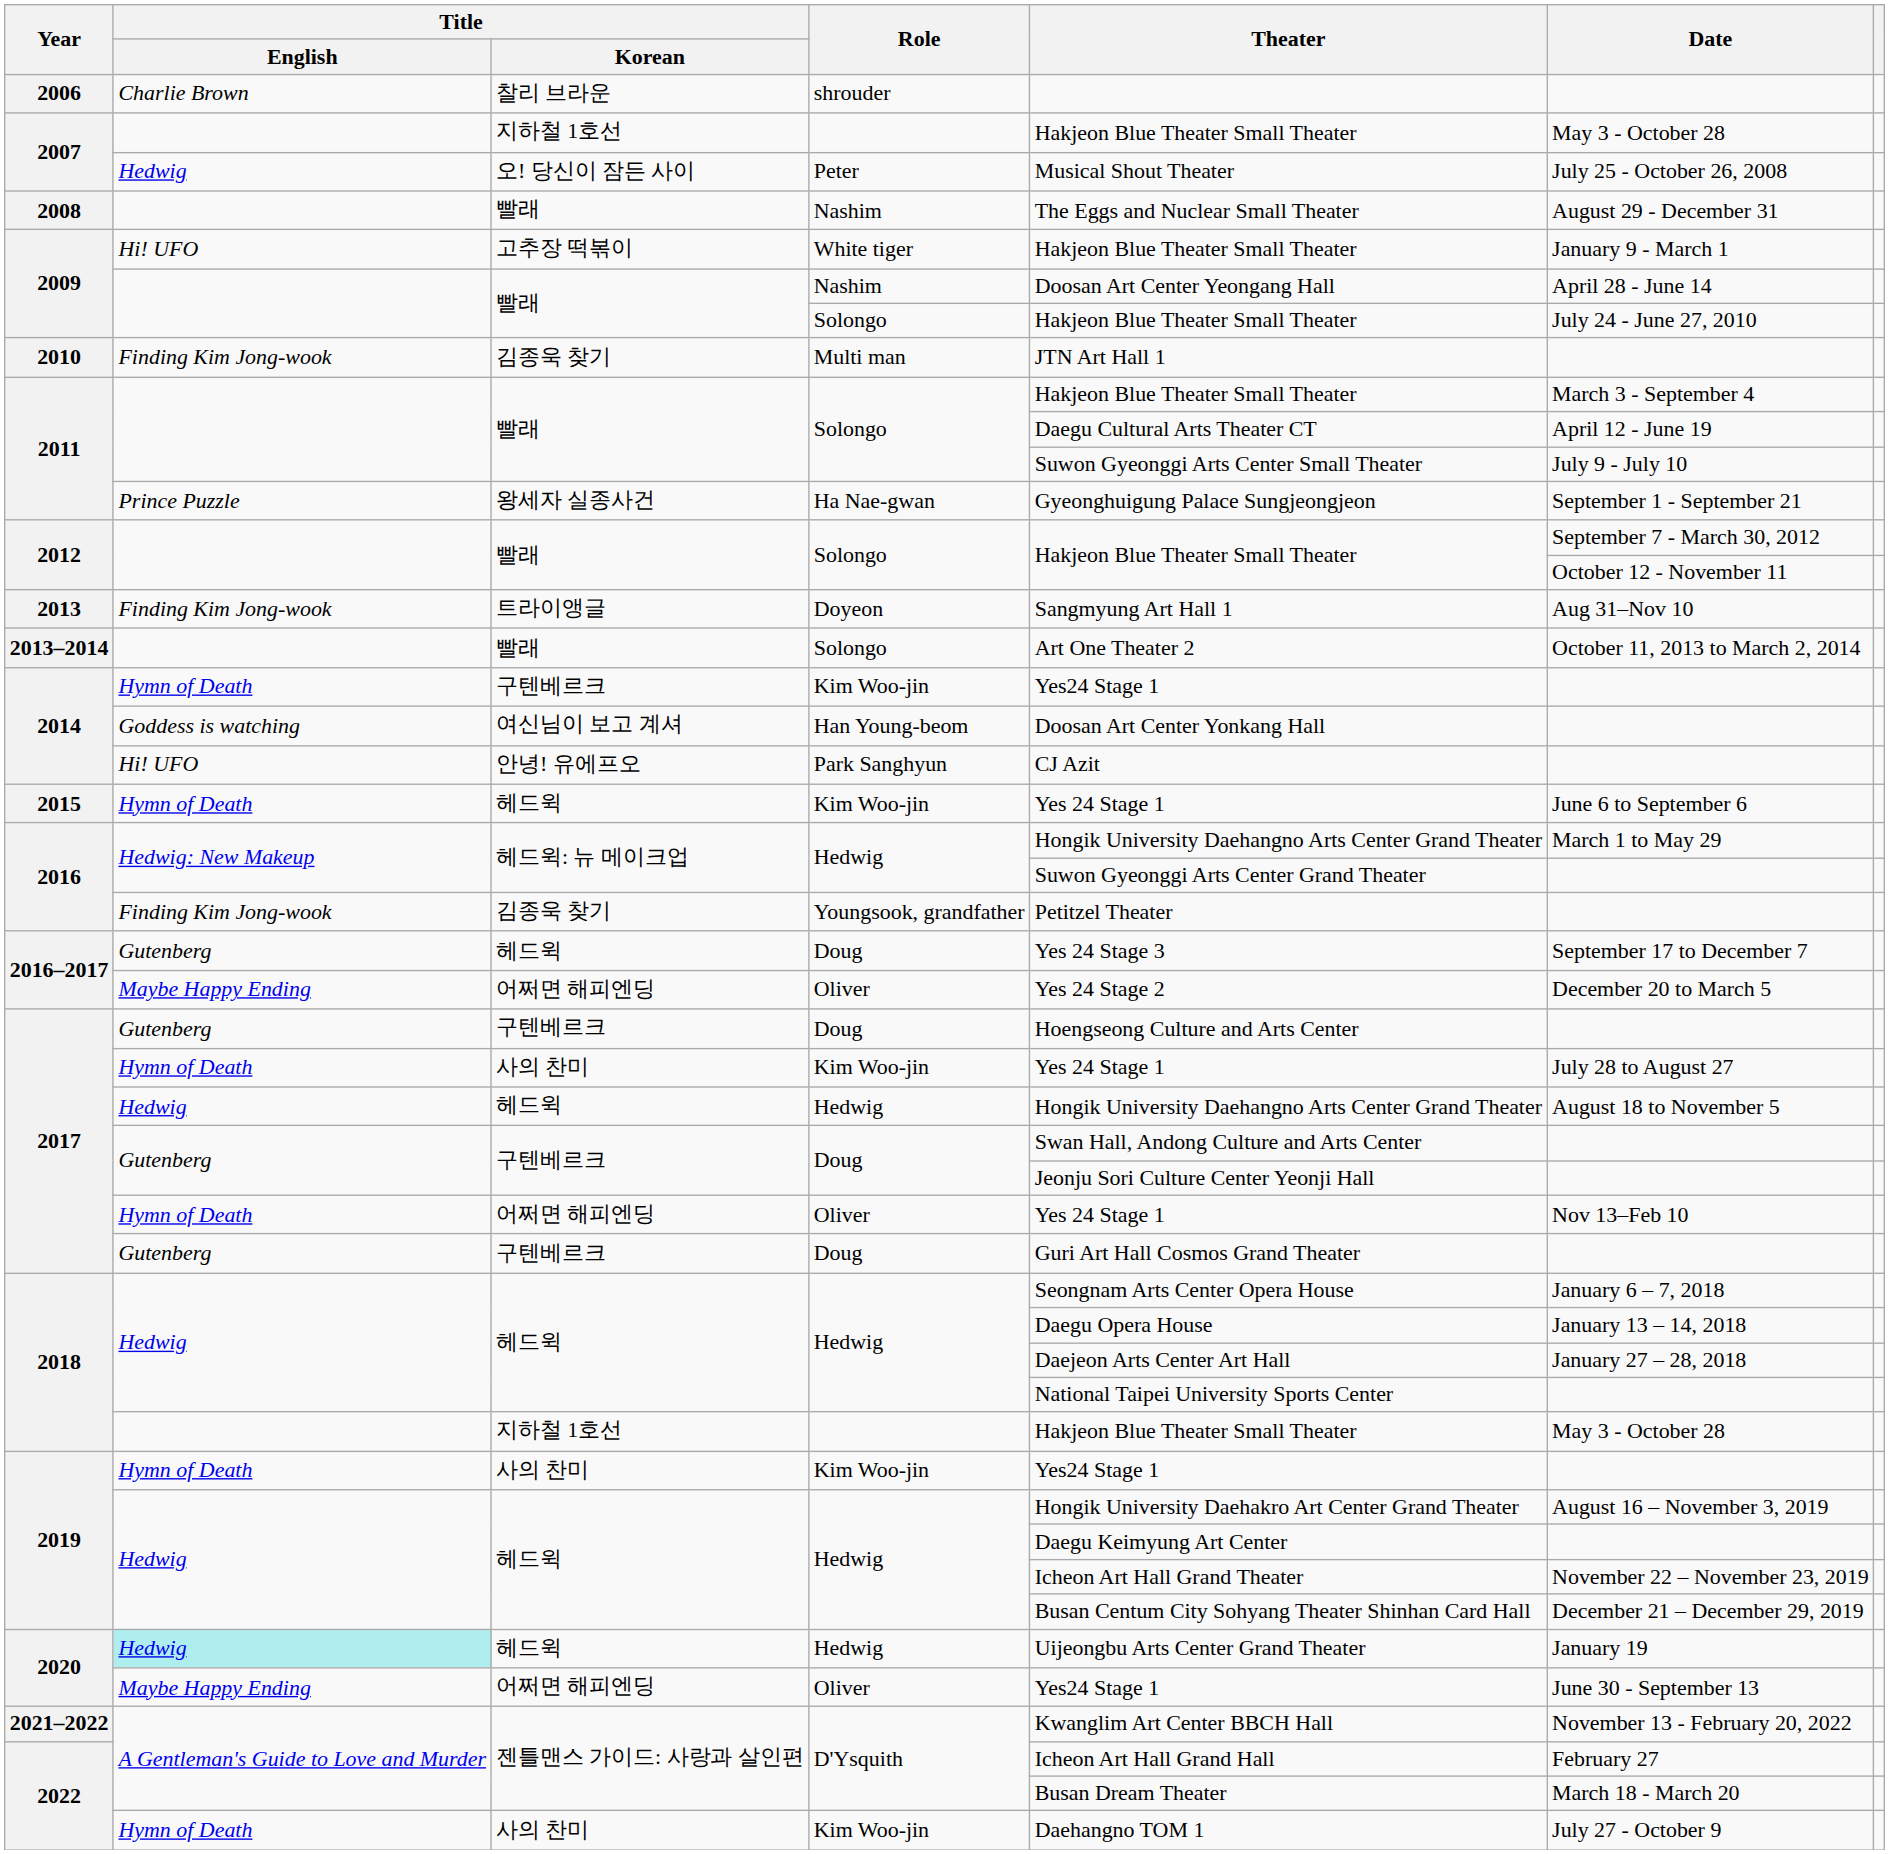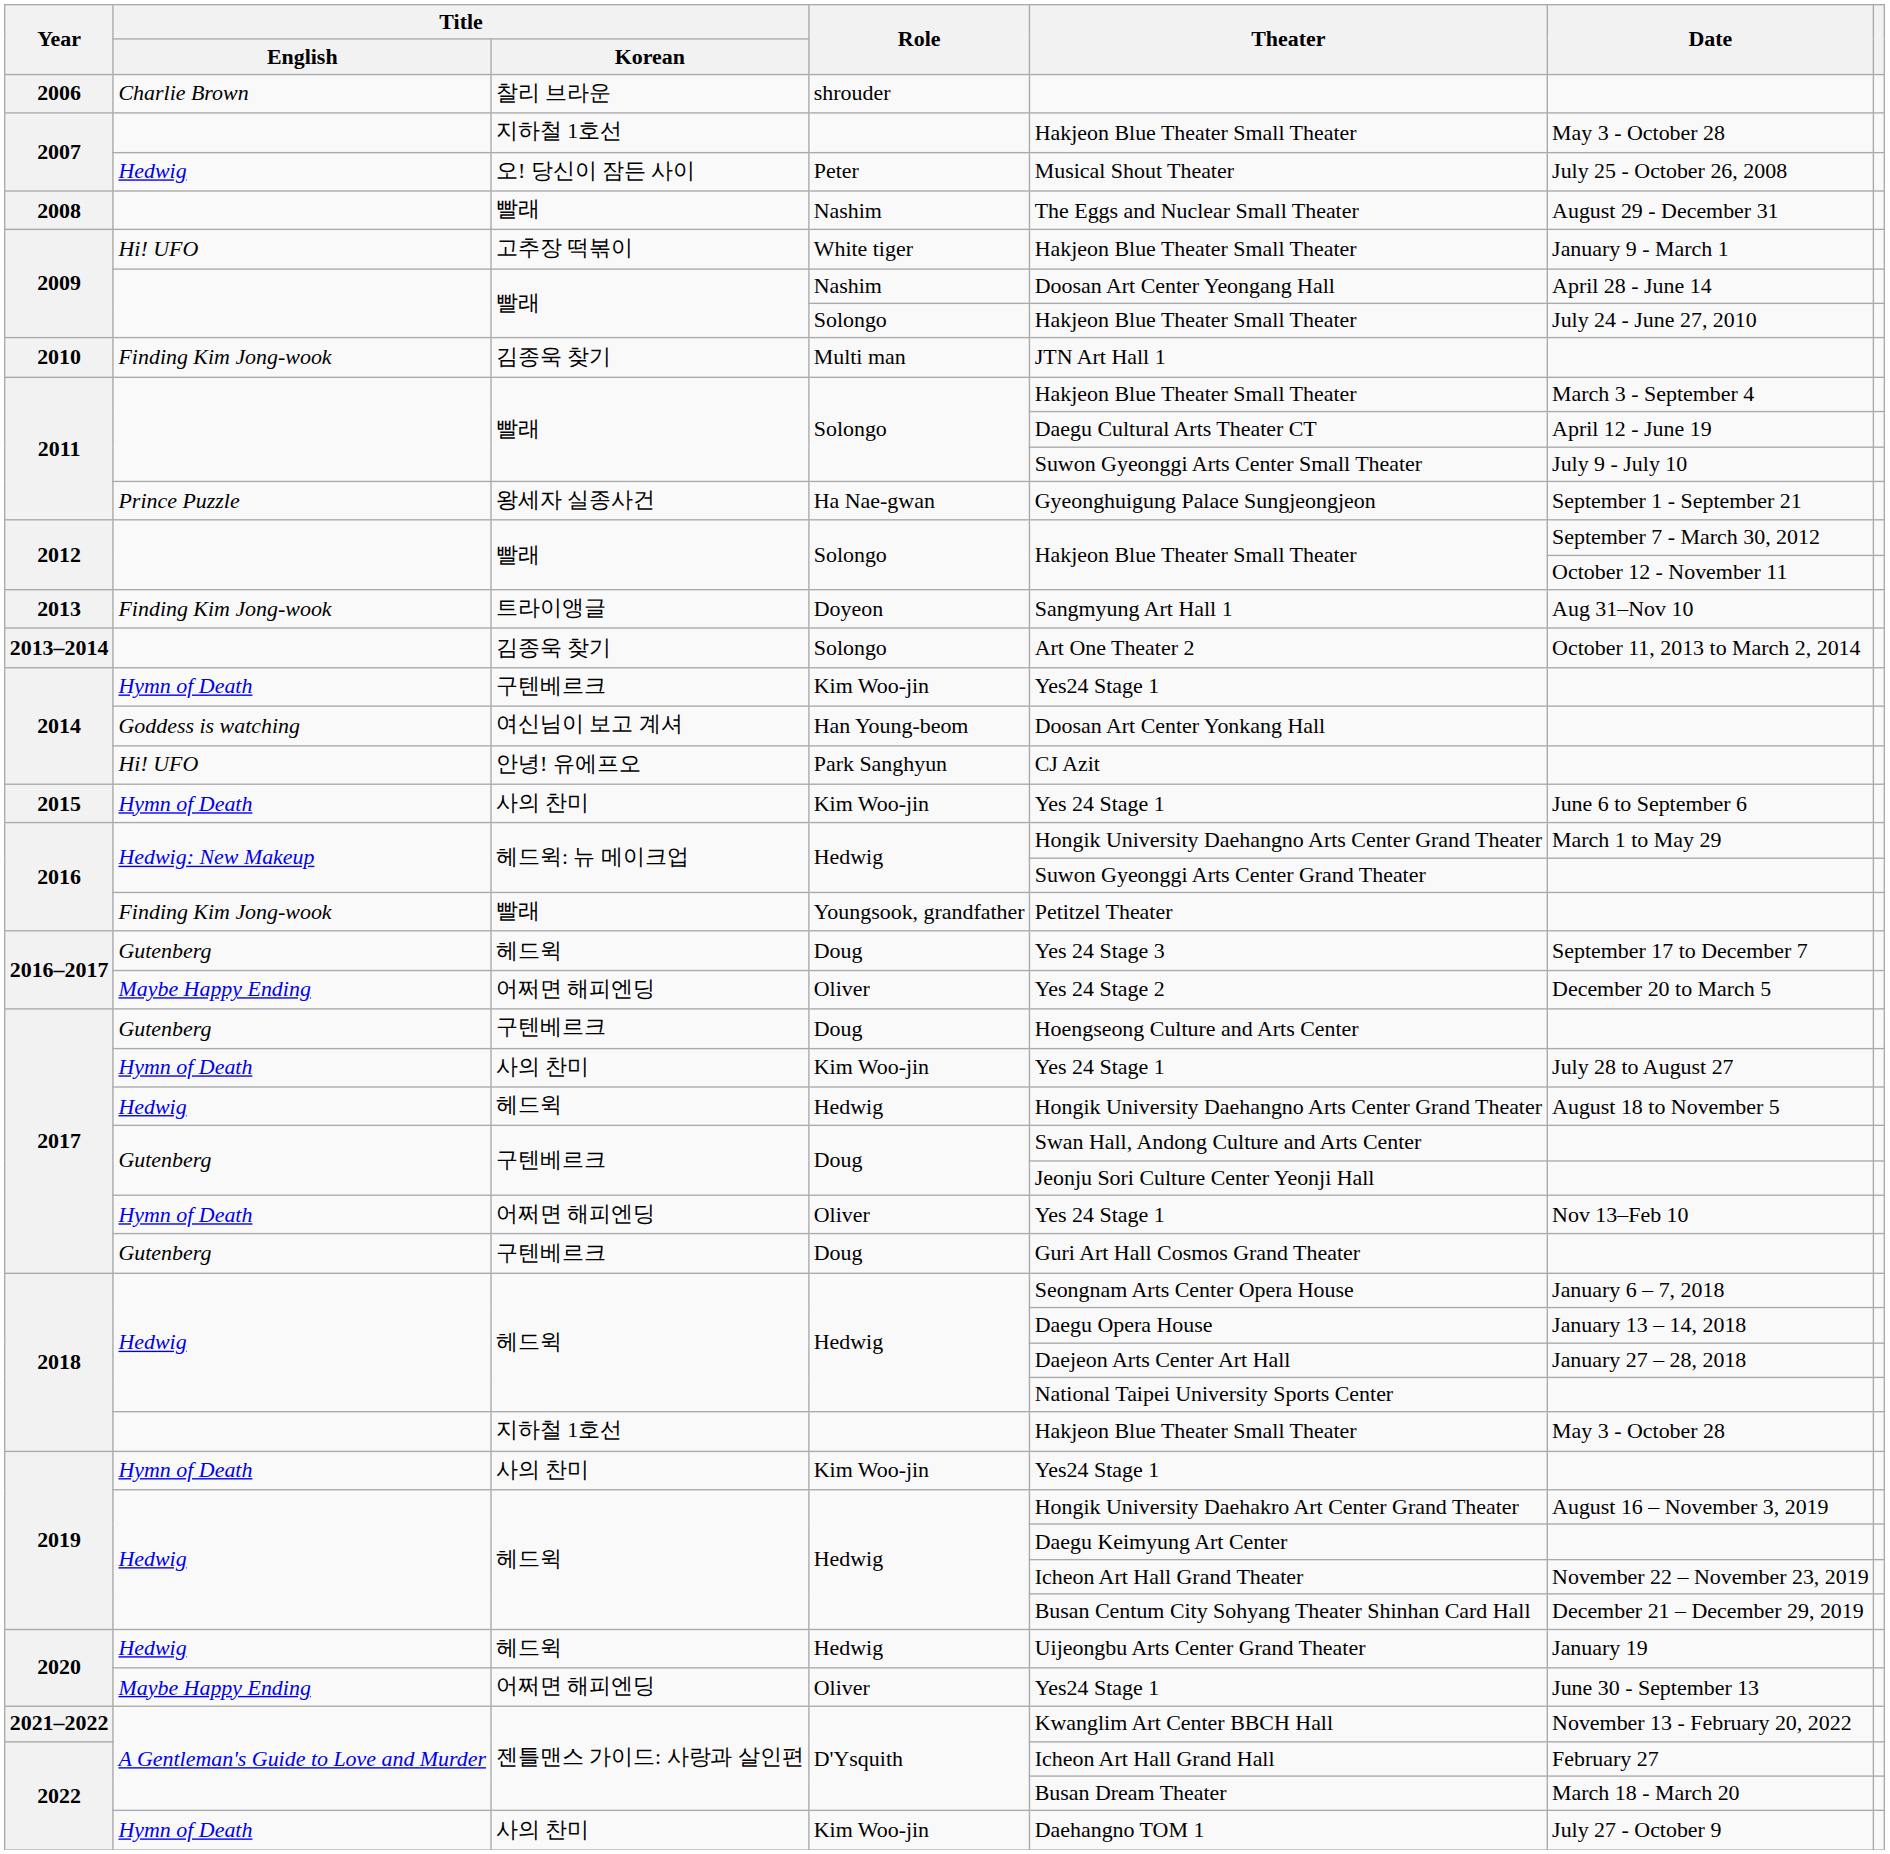(518, 647) 빨래 -> (554, 647) 김종욱 찾기
(529, 802) 헤드윅 -> (543, 802) 사의 찬미
(554, 911) 김종욱 찾기 -> (518, 911) 빨래
(153, 1648) paleturquoise background -> (153, 1648) no background
